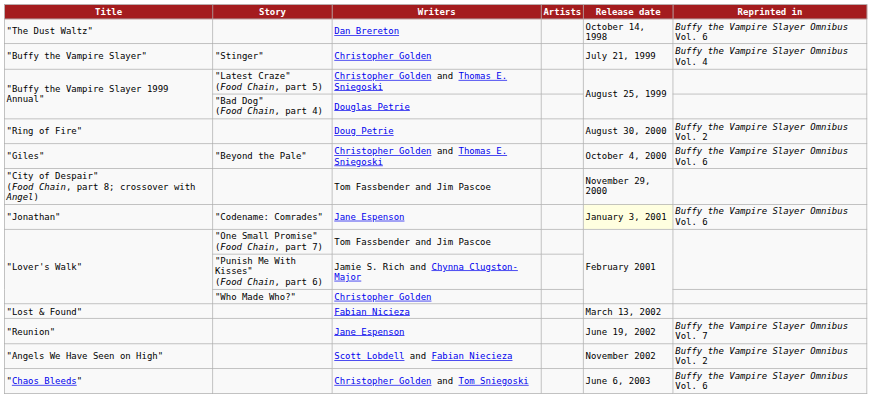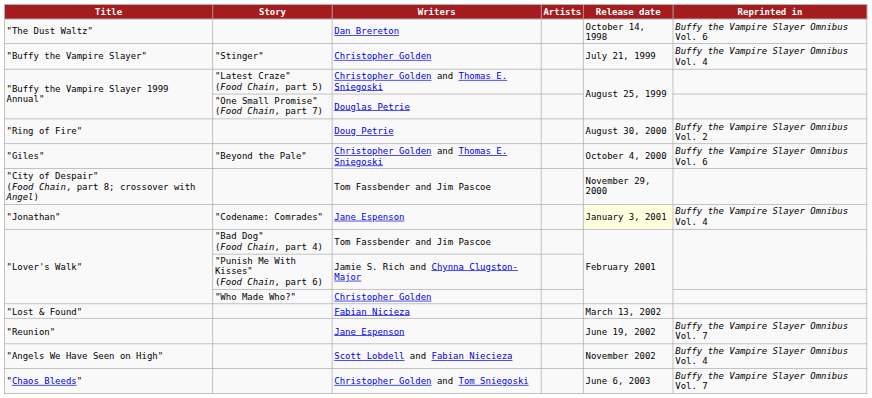(269, 106) "Bad Dog" (Food Chain, part 4) -> (269, 106) "One Small Promise" (Food Chain, part 7)
(762, 217) Buffy the Vampire Slayer Omnibus Vol. 6 -> (762, 217) Buffy the Vampire Slayer Omnibus Vol. 4
(269, 242) "One Small Promise" (Food Chain, part 7) -> (269, 242) "Bad Dog" (Food Chain, part 4)
(762, 356) Buffy the Vampire Slayer Omnibus Vol. 2 -> (762, 356) Buffy the Vampire Slayer Omnibus Vol. 4
(762, 381) Buffy the Vampire Slayer Omnibus Vol. 6 -> (762, 381) Buffy the Vampire Slayer Omnibus Vol. 7
